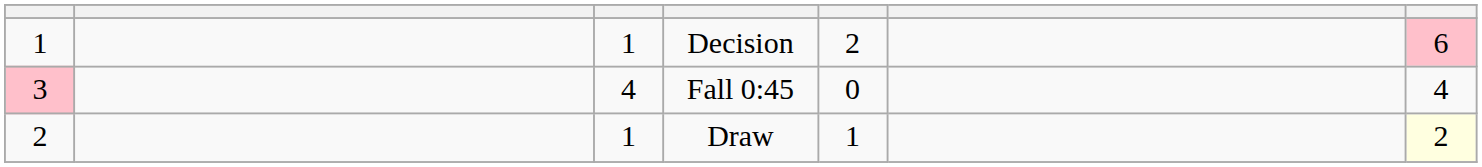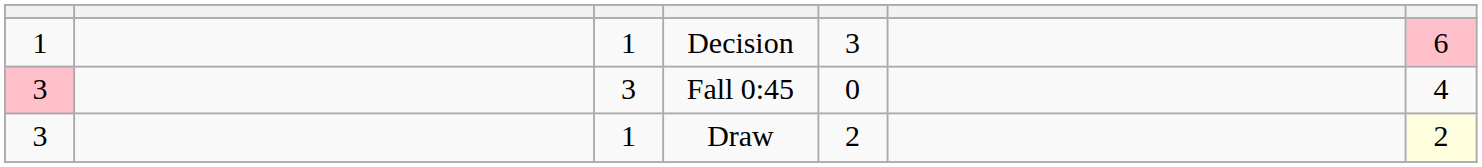(852, 42) 2 -> (852, 42) 3
(628, 89) 4 -> (628, 89) 3
(40, 136) 2 -> (40, 136) 3
(852, 136) 1 -> (852, 136) 2
